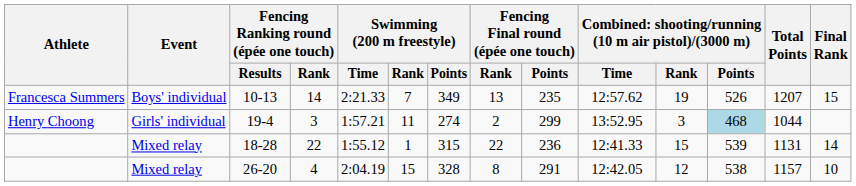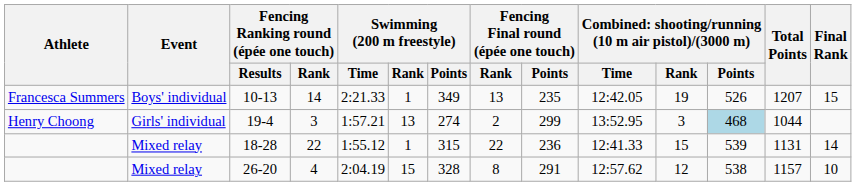(408, 97) 7 -> (408, 97) 1
(617, 97) 12:57.62 -> (617, 97) 12:42.05
(408, 121) 11 -> (408, 121) 13
(617, 169) 12:42.05 -> (617, 169) 12:57.62
